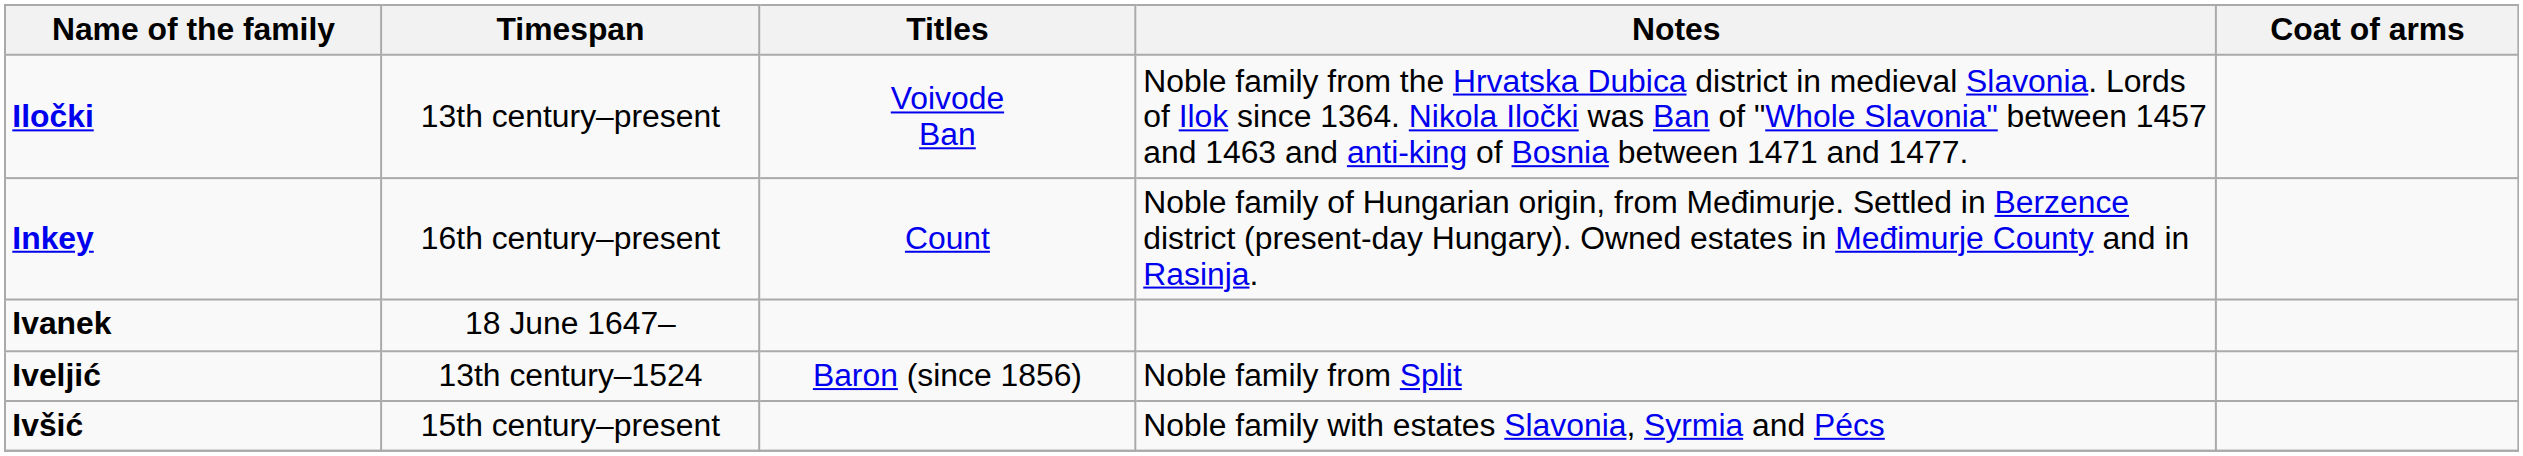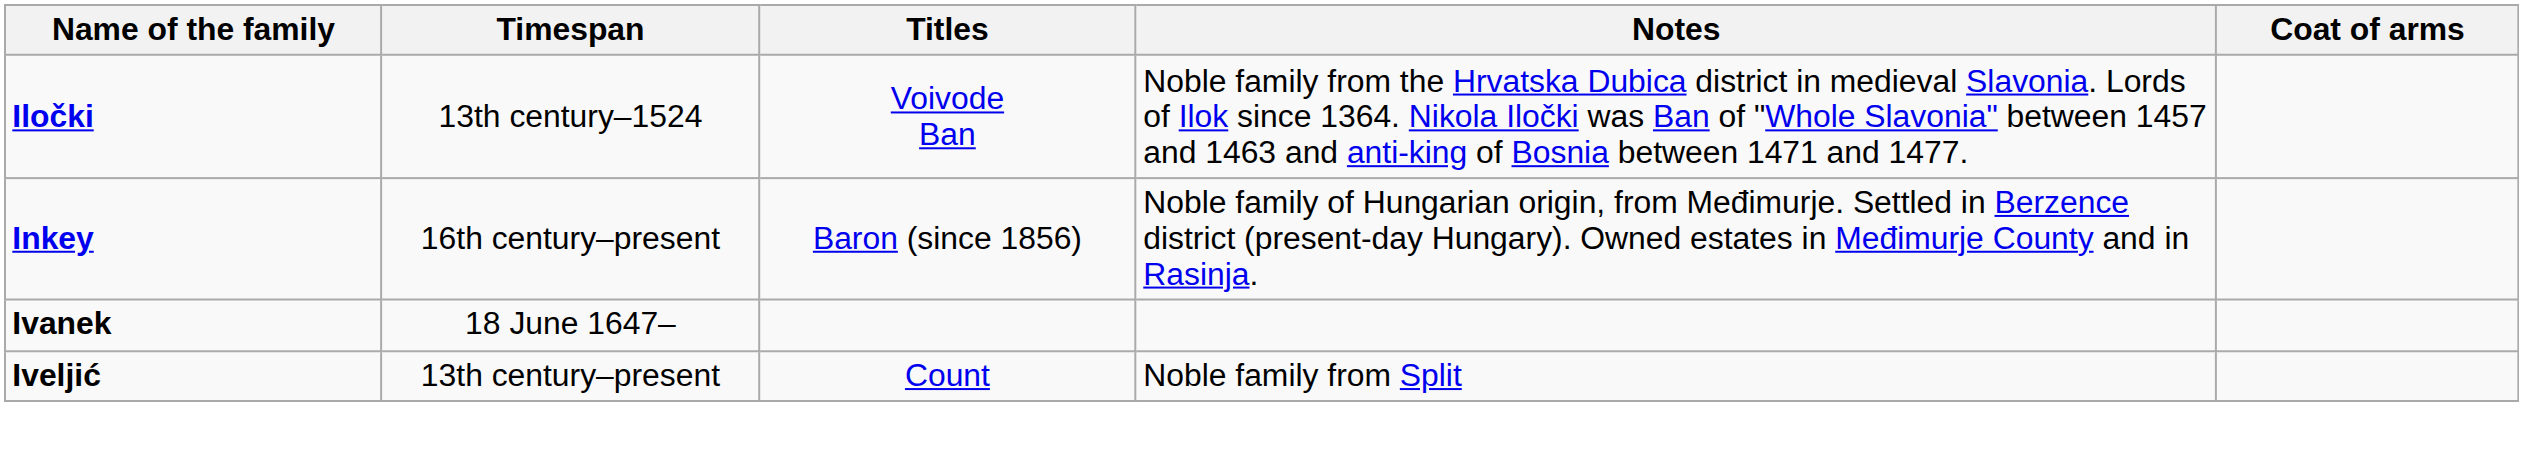(570, 116) 13th century–present -> (570, 116) 13th century–1524
(947, 238) Count -> (947, 238) Baron (since 1856)
(570, 375) 13th century–1524 -> (570, 375) 13th century–present
(947, 375) Baron (since 1856) -> (947, 375) Count
- row: (48, 425)
